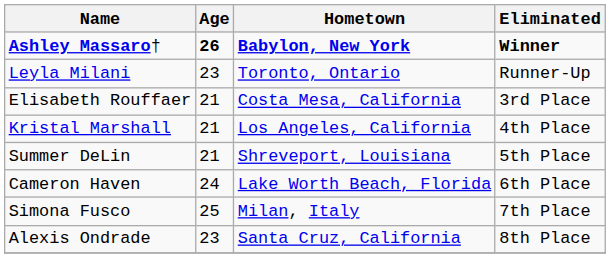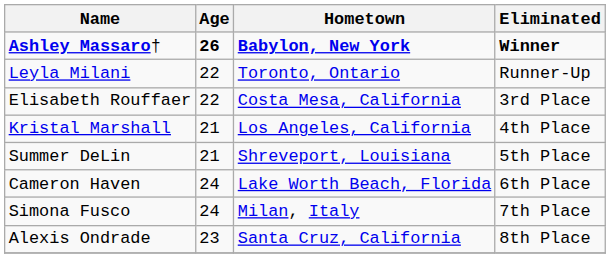(209, 74) 23 -> (209, 74) 22
(209, 101) 21 -> (209, 101) 22
(209, 211) 25 -> (209, 211) 24
